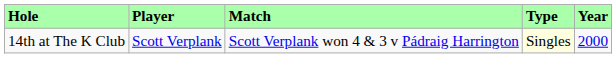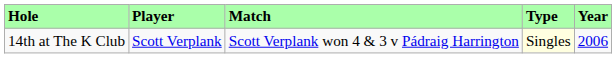(593, 40) 2000 -> (593, 40) 2006
